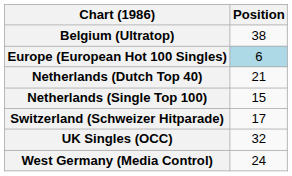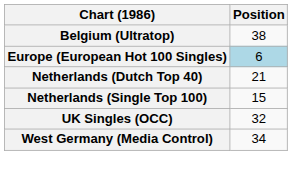- row: (117, 118)
(259, 160) 24 -> (259, 139) 34
